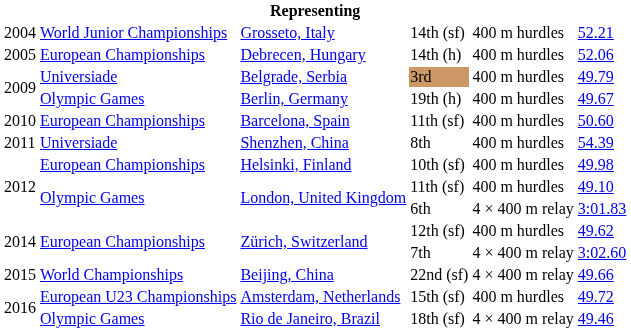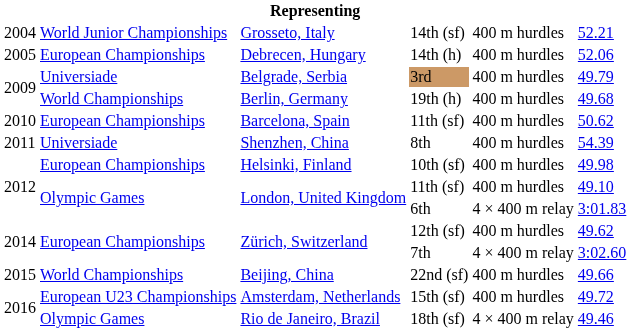(92, 98) Olympic Games -> (112, 98) World Championships
(596, 98) 49.67 -> (596, 98) 49.68
(596, 120) 50.60 -> (596, 120) 50.62
(523, 274) 4 × 400 m relay -> (518, 274) 400 m hurdles
